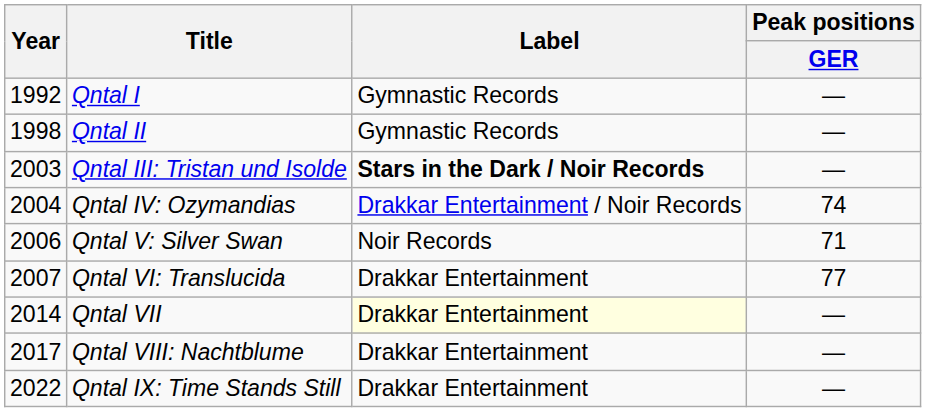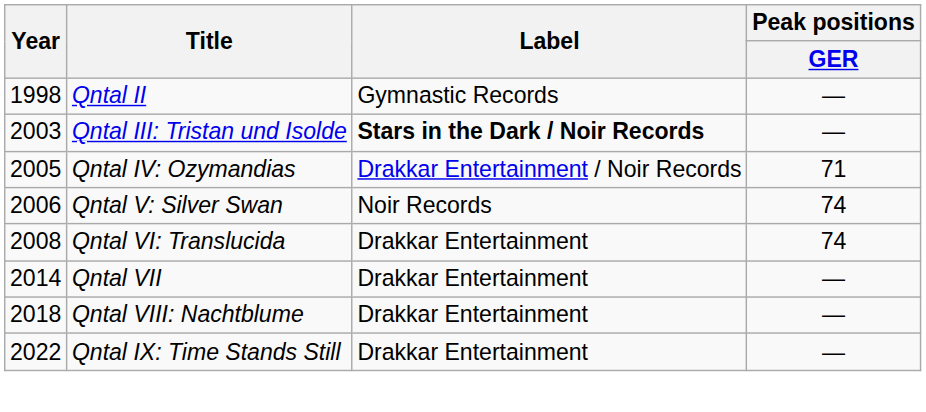- row: (106, 95)
(36, 205) 2004 -> (36, 168) 2005
(833, 205) 74 -> (833, 168) 71
(833, 242) 71 -> (833, 205) 74
(36, 278) 2007 -> (36, 242) 2008
(833, 278) 77 -> (833, 242) 74
(473, 315) lightyellow background -> (473, 278) no background
(36, 351) 2017 -> (36, 315) 2018
